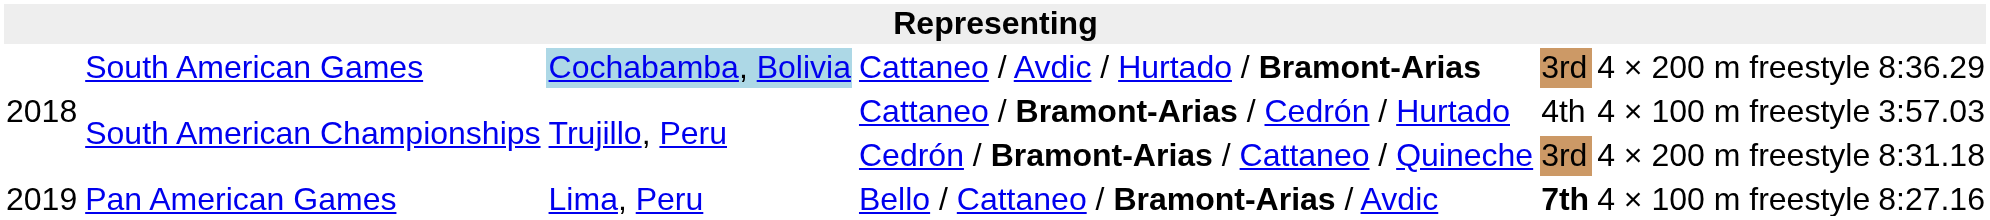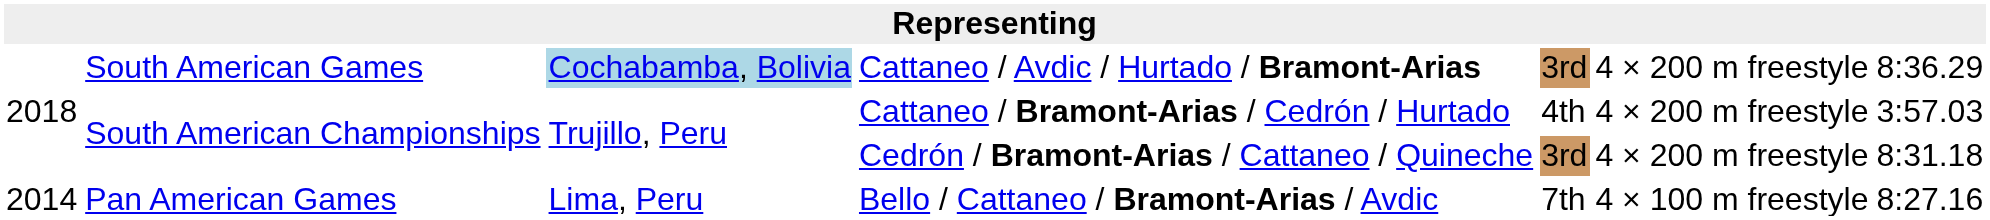(1734, 111) 4 × 100 m freestyle -> (1732, 111) 4 × 200 m freestyle
(42, 199) 2019 -> (42, 199) 2014
(1565, 199) bold -> (1563, 199) normal
